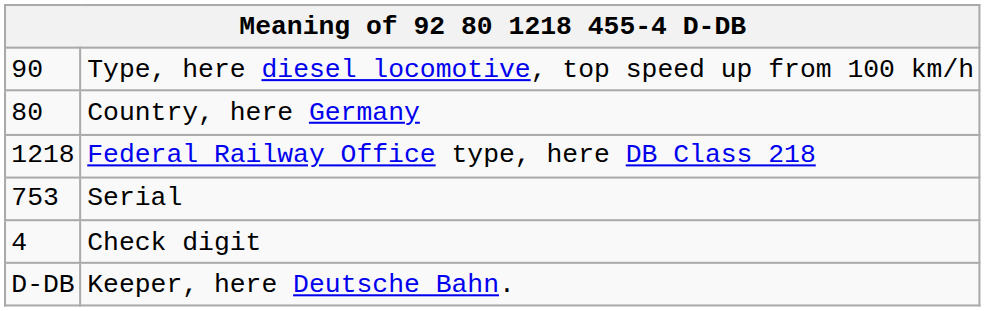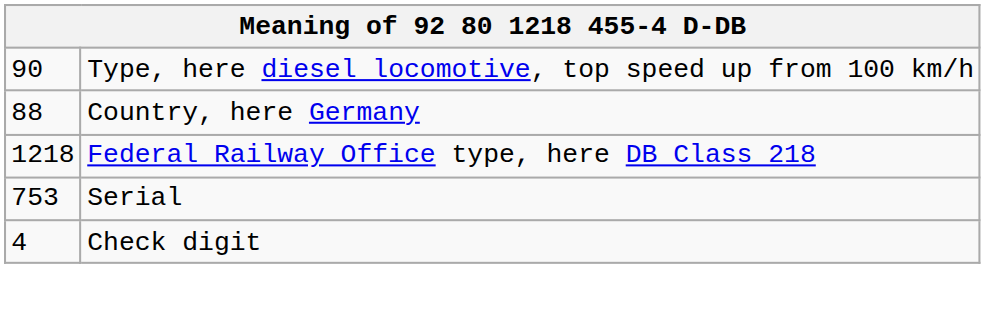(27, 113) 80 -> (27, 113) 88
- row: (301, 285)
